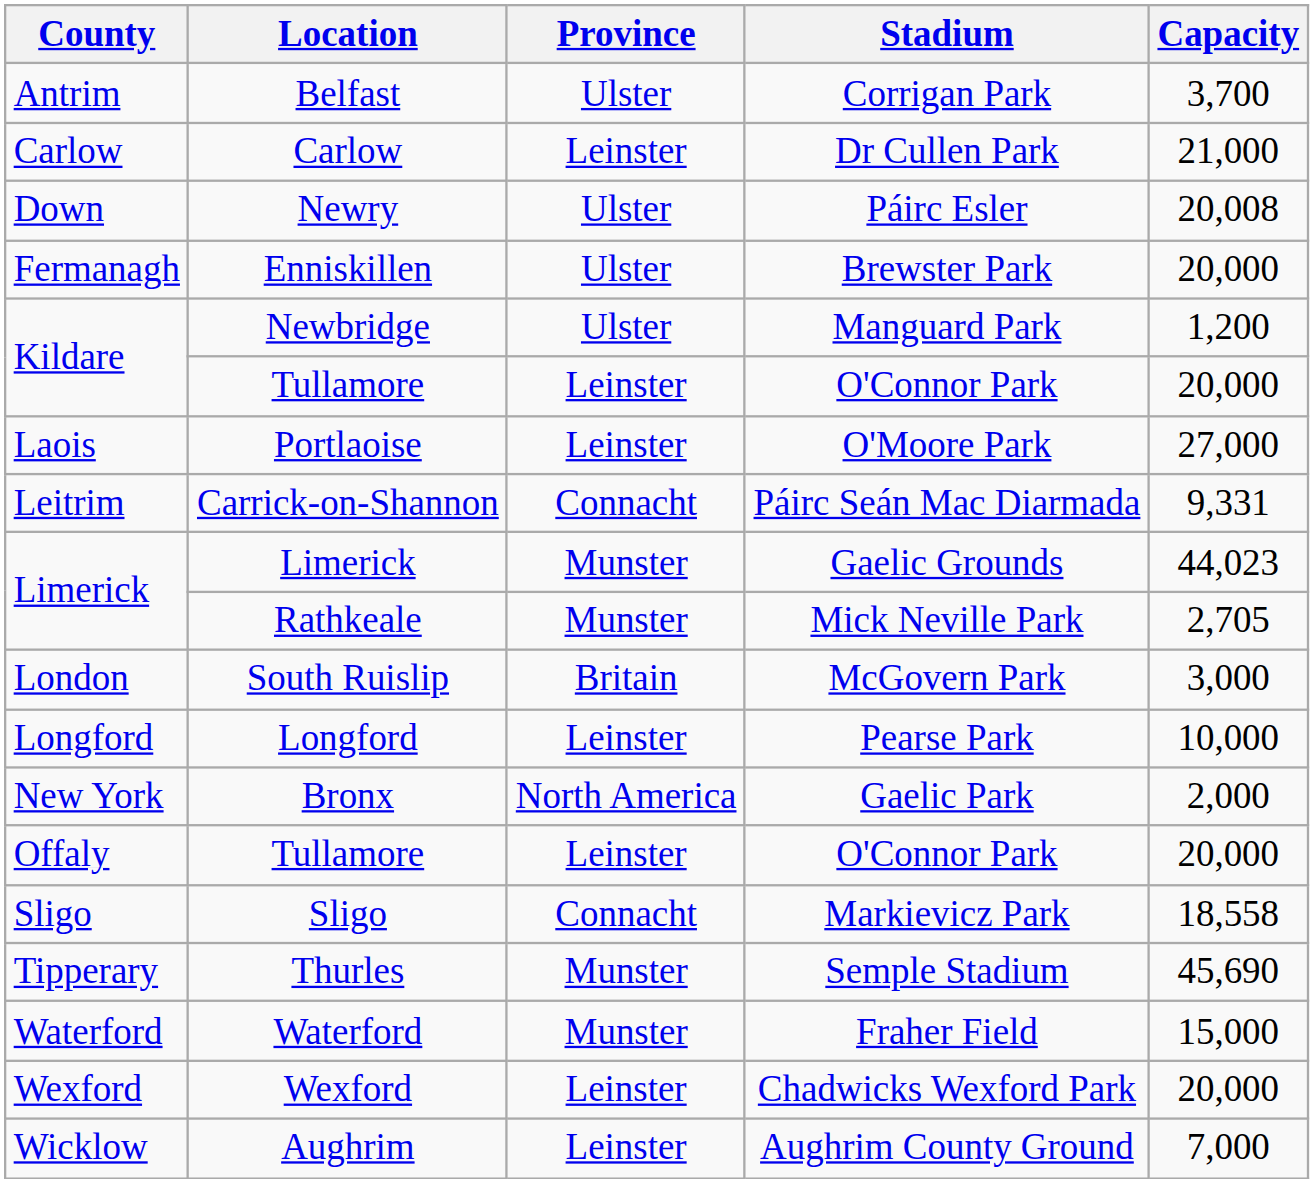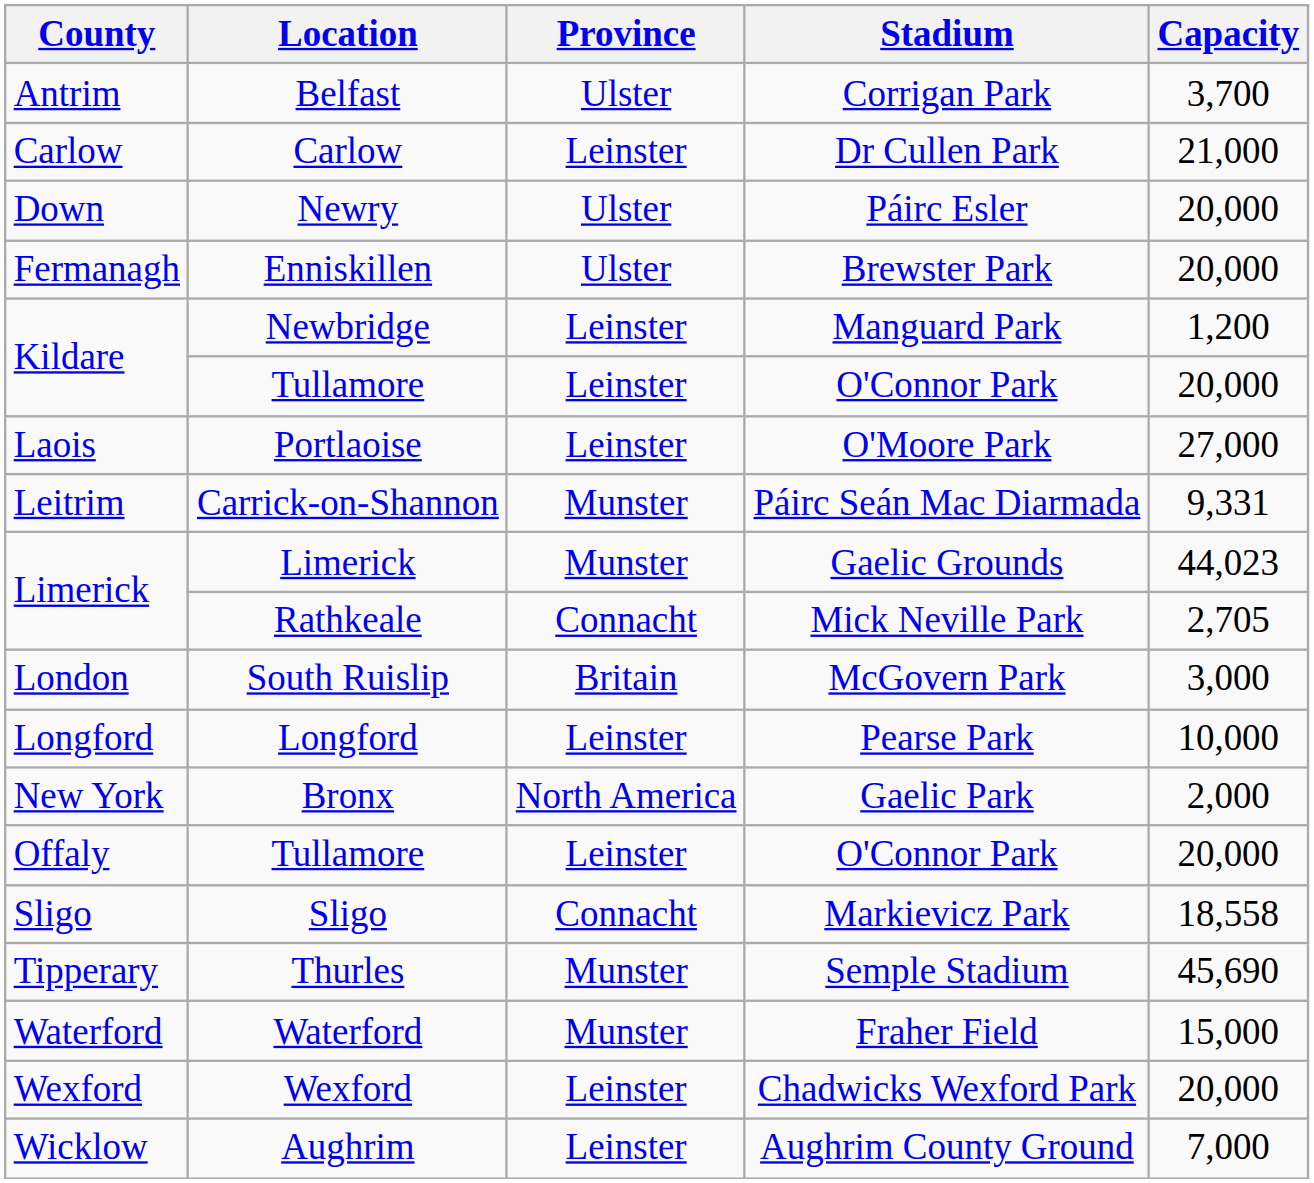(1228, 209) 20,008 -> (1228, 209) 20,000
(626, 326) Ulster -> (626, 326) Leinster
(626, 502) Connacht -> (626, 502) Munster
(626, 619) Munster -> (626, 619) Connacht
